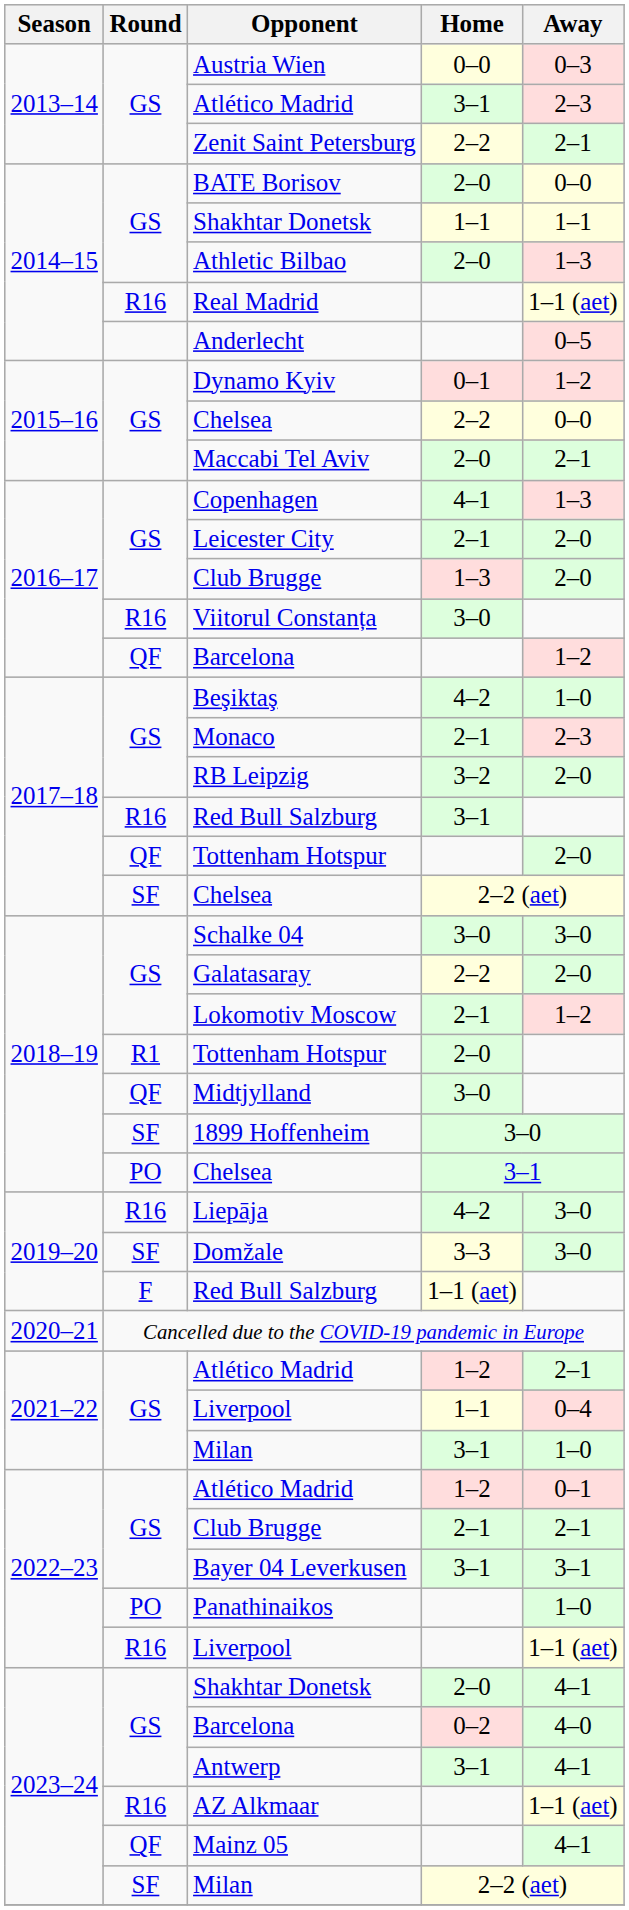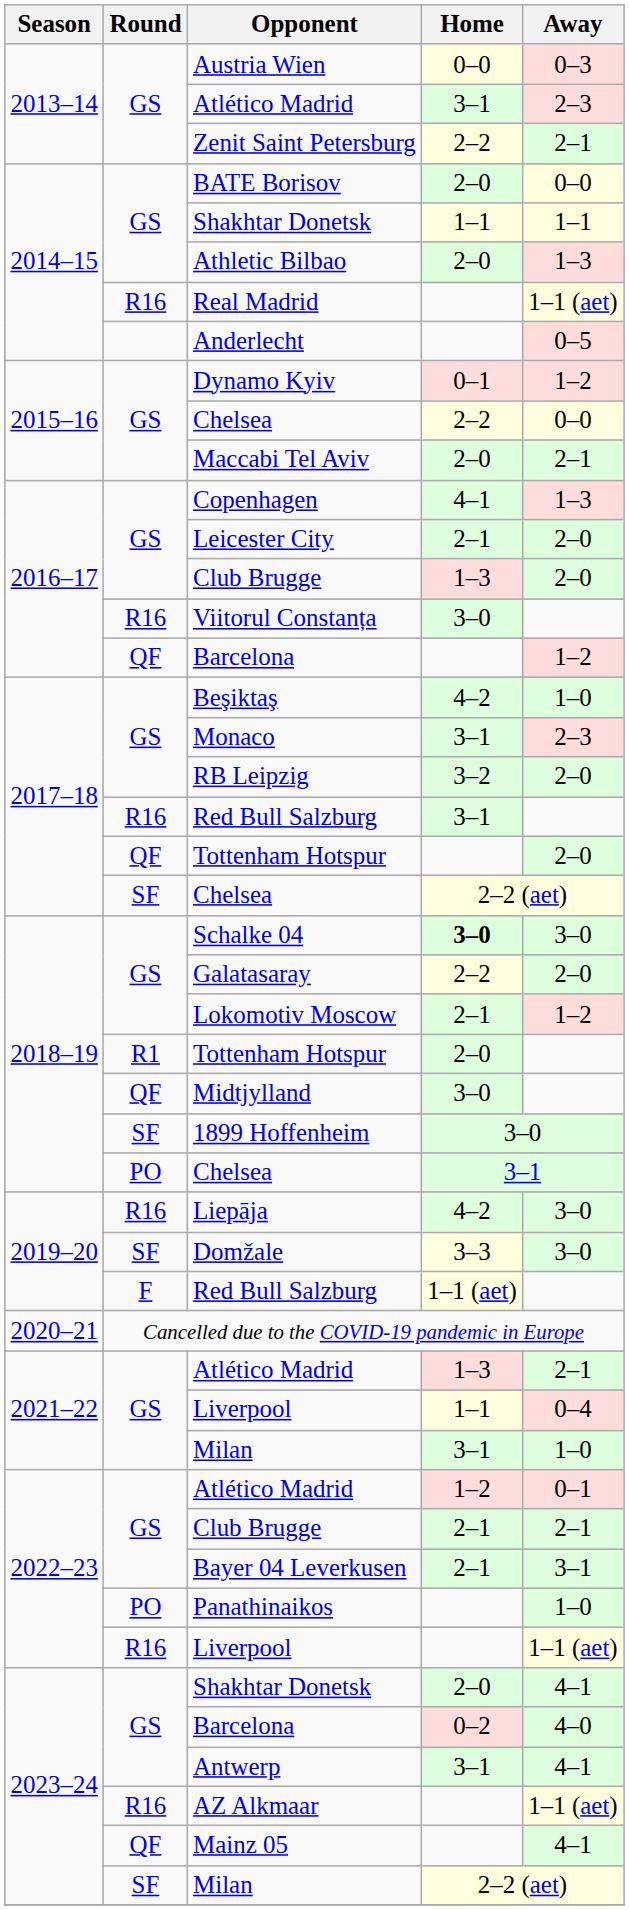(472, 736) 2–1 -> (472, 736) 3–1
(472, 934) normal -> (472, 934) bold
(472, 1370) 1–2 -> (472, 1370) 1–3
(472, 1568) 3–1 -> (472, 1568) 2–1
